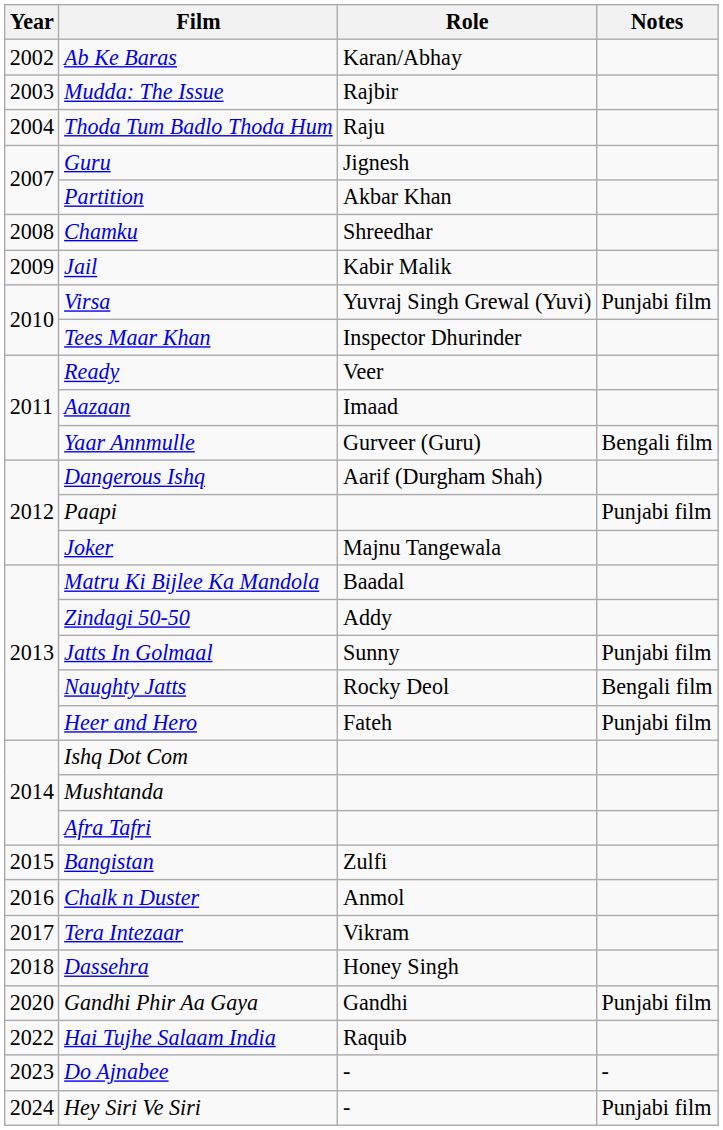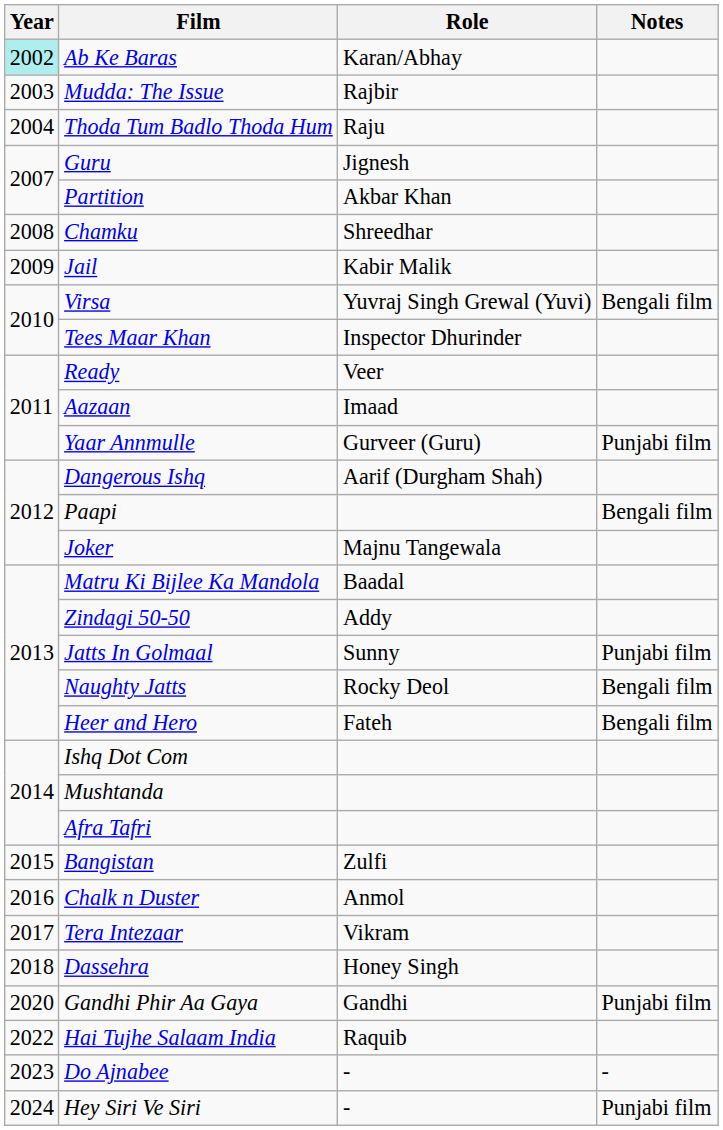(32, 57) no background -> (32, 57) paleturquoise background
(656, 302) Punjabi film -> (657, 302) Bengali film
(657, 442) Bengali film -> (656, 442) Punjabi film
(656, 512) Punjabi film -> (657, 512) Bengali film
(656, 722) Punjabi film -> (657, 722) Bengali film
